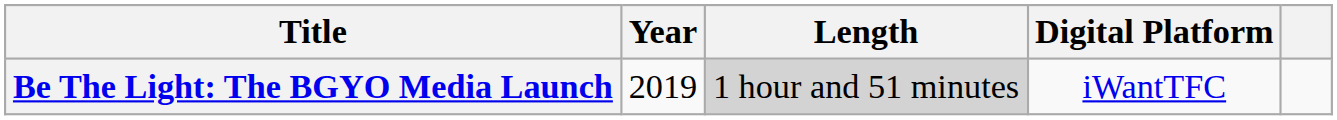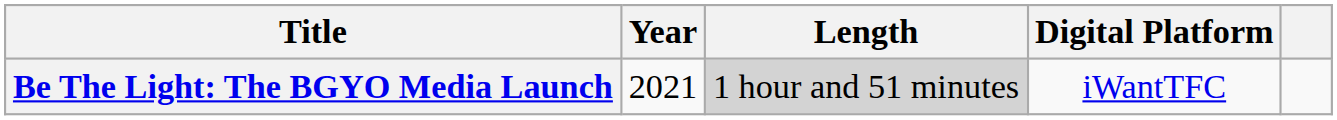(663, 85) 2019 -> (663, 85) 2021
